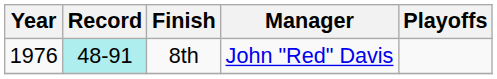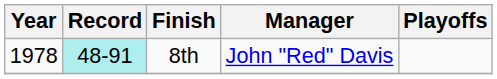(34, 55) 1976 -> (34, 55) 1978
